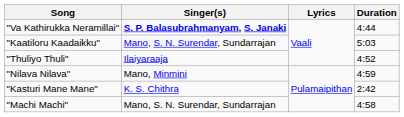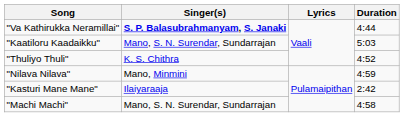(146, 58) Ilaiyaraaja -> (151, 58) K. S. Chithra
(151, 89) K. S. Chithra -> (146, 89) Ilaiyaraaja
